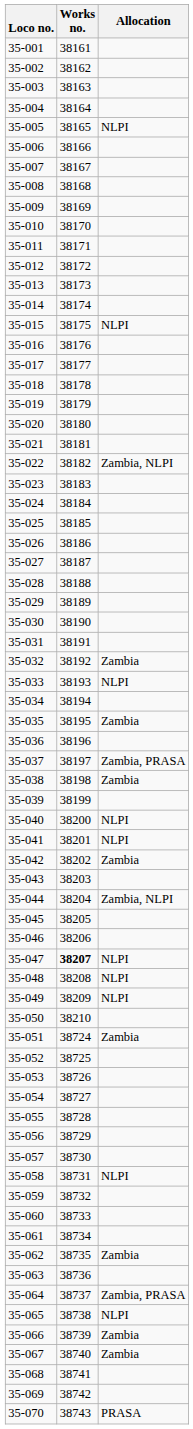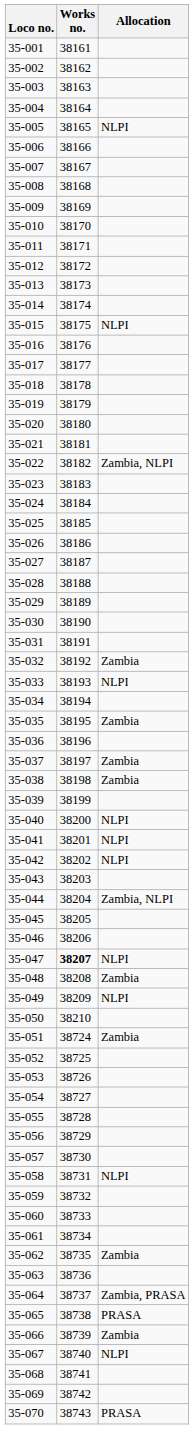(143, 760) Zambia, PRASA -> (120, 760) Zambia
(120, 859) Zambia -> (115, 859) NLPI
(115, 978) NLPI -> (120, 978) Zambia
(115, 1314) NLPI -> (121, 1314) PRASA
(120, 1354) Zambia -> (115, 1354) NLPI
